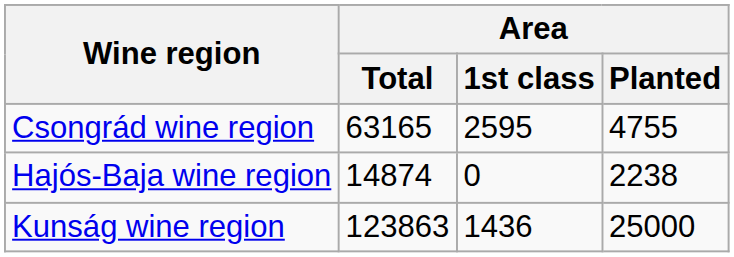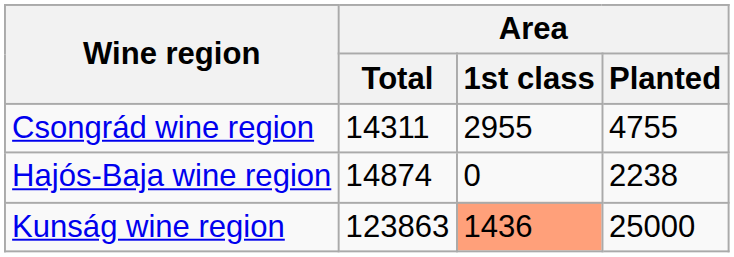(389, 127) 63165 -> (388, 127) 14311
(498, 127) 2595 -> (498, 127) 2955
(498, 226) no background -> (498, 226) lightsalmon background
